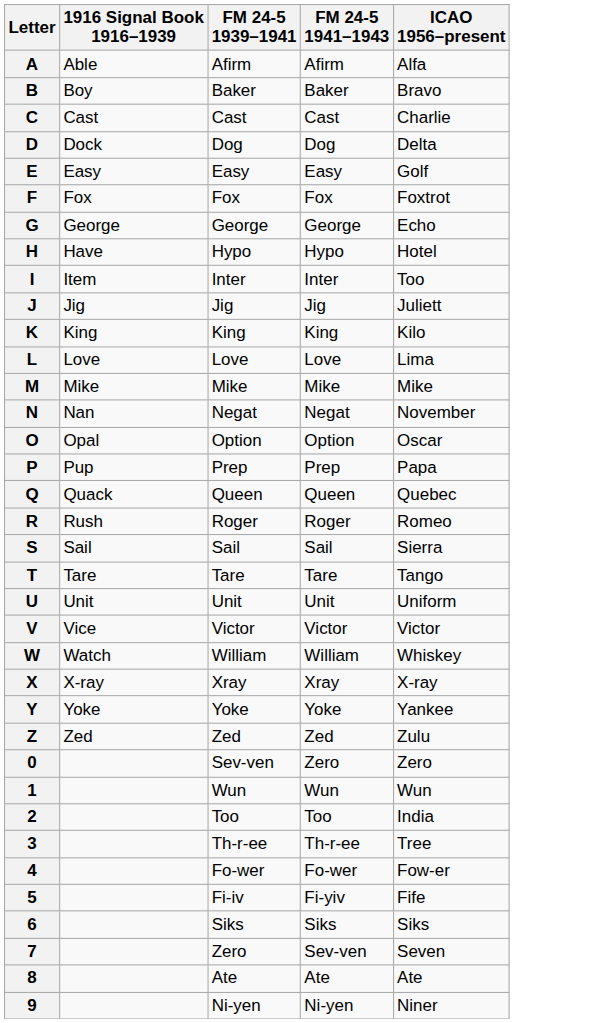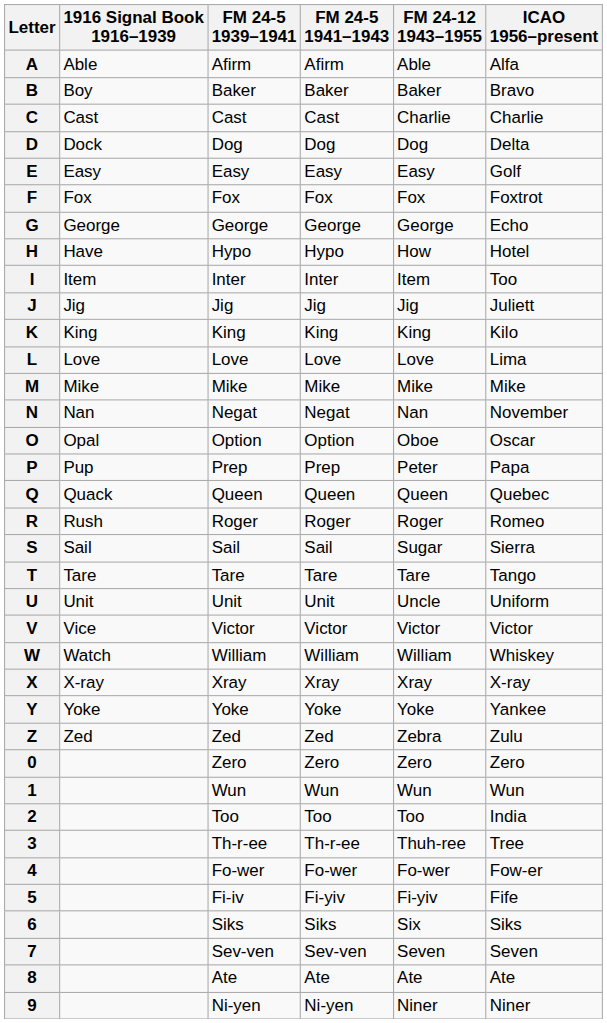+ column: (440, 27)
(243, 763) Sev-ven -> (229, 763) Zero
(229, 951) Zero -> (243, 951) Sev-ven
